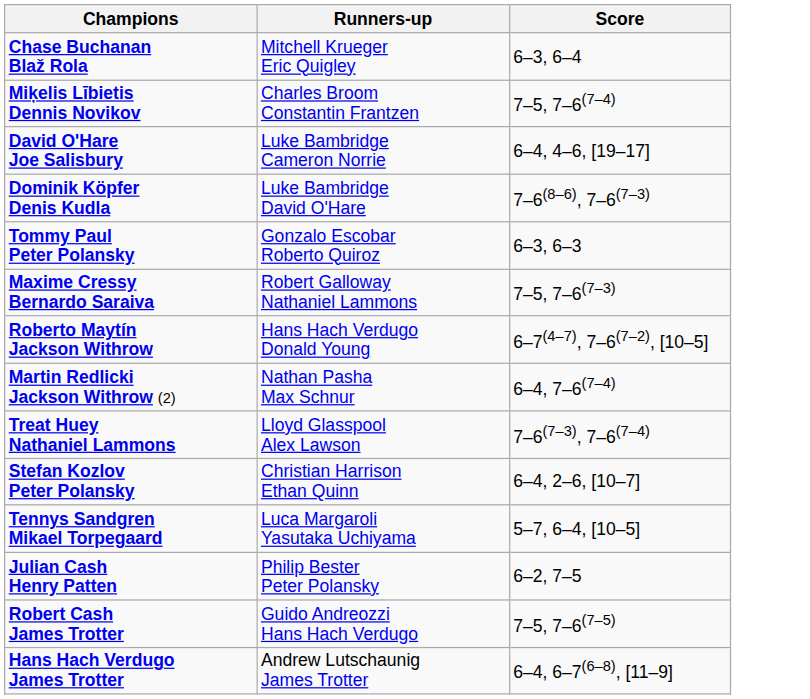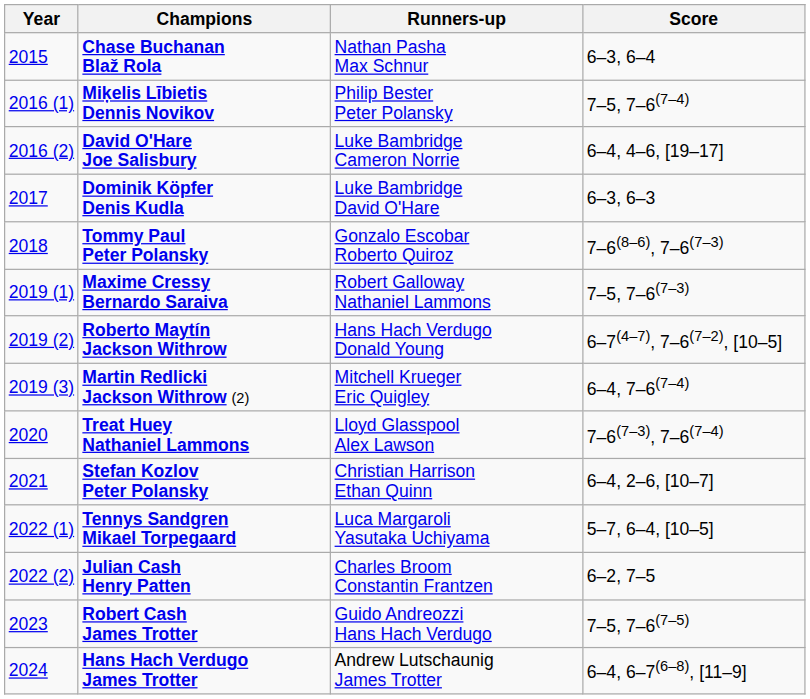+ column: (41, 19)
(324, 56) Mitchell Krueger Eric Quigley -> (390, 56) Nathan Pasha Max Schnur
(340, 104) Charles Broom Constantin Frantzen -> (394, 104) Philip Bester Peter Polansky
(582, 198) 7–6(8–6), 7–6(7–3) -> (621, 198) 6–3, 6–3
(547, 245) 6–3, 6–3 -> (655, 245) 7–6(8–6), 7–6(7–3)
(317, 387) Nathan Pasha Max Schnur -> (398, 387) Mitchell Krueger Eric Quigley
(320, 576) Philip Bester Peter Polansky -> (414, 576) Charles Broom Constantin Frantzen
